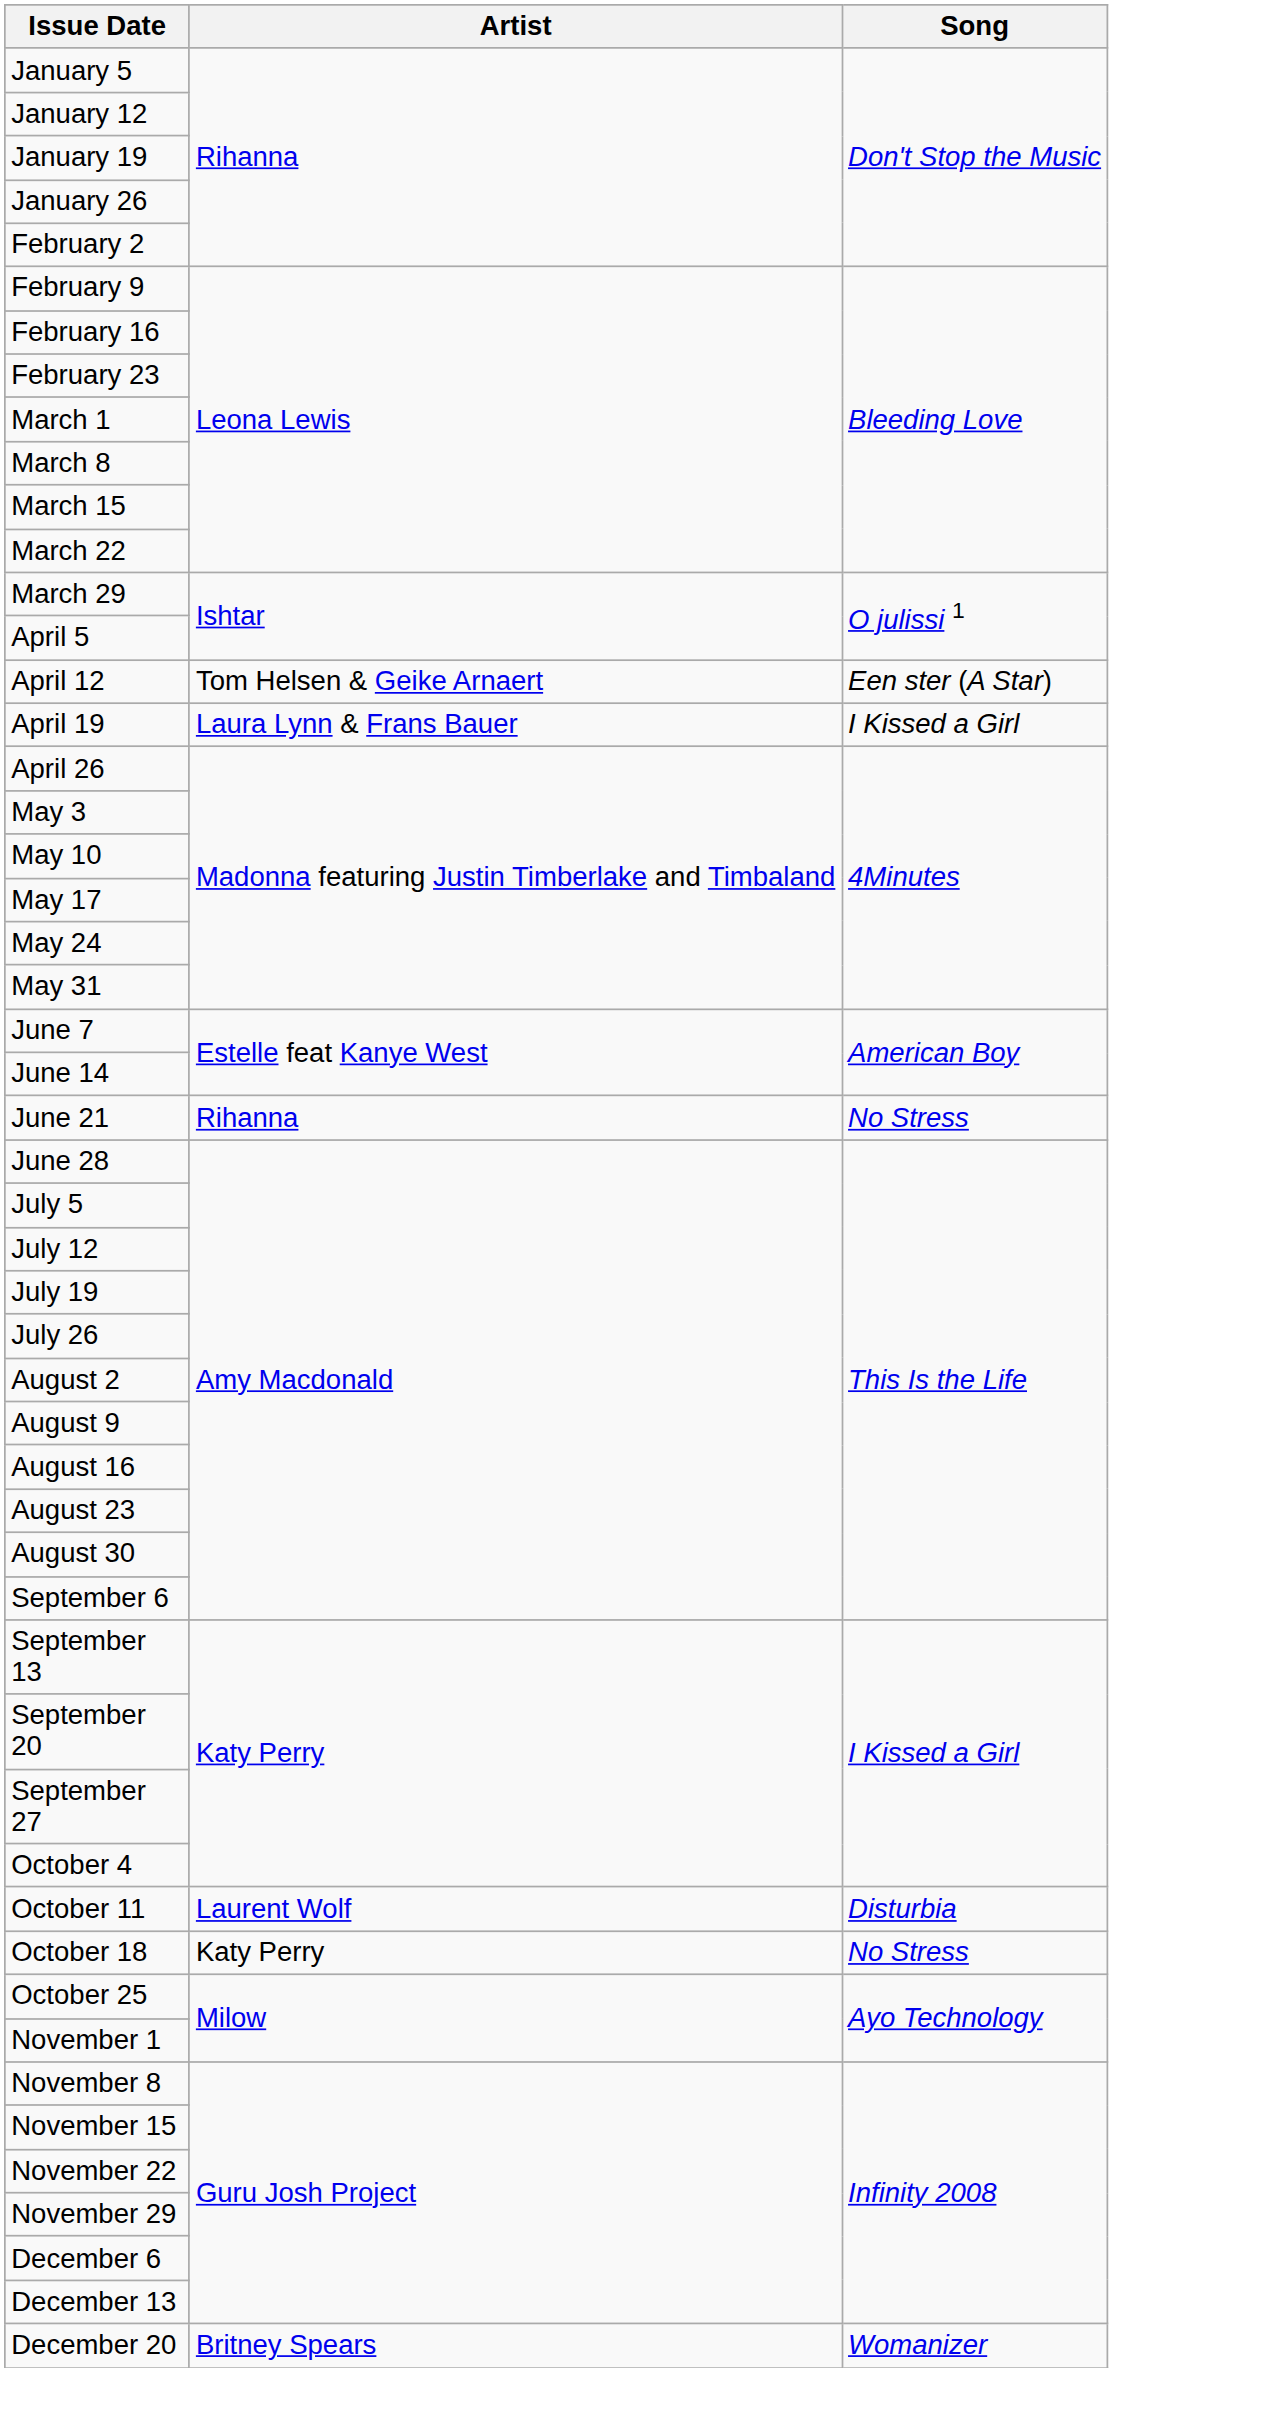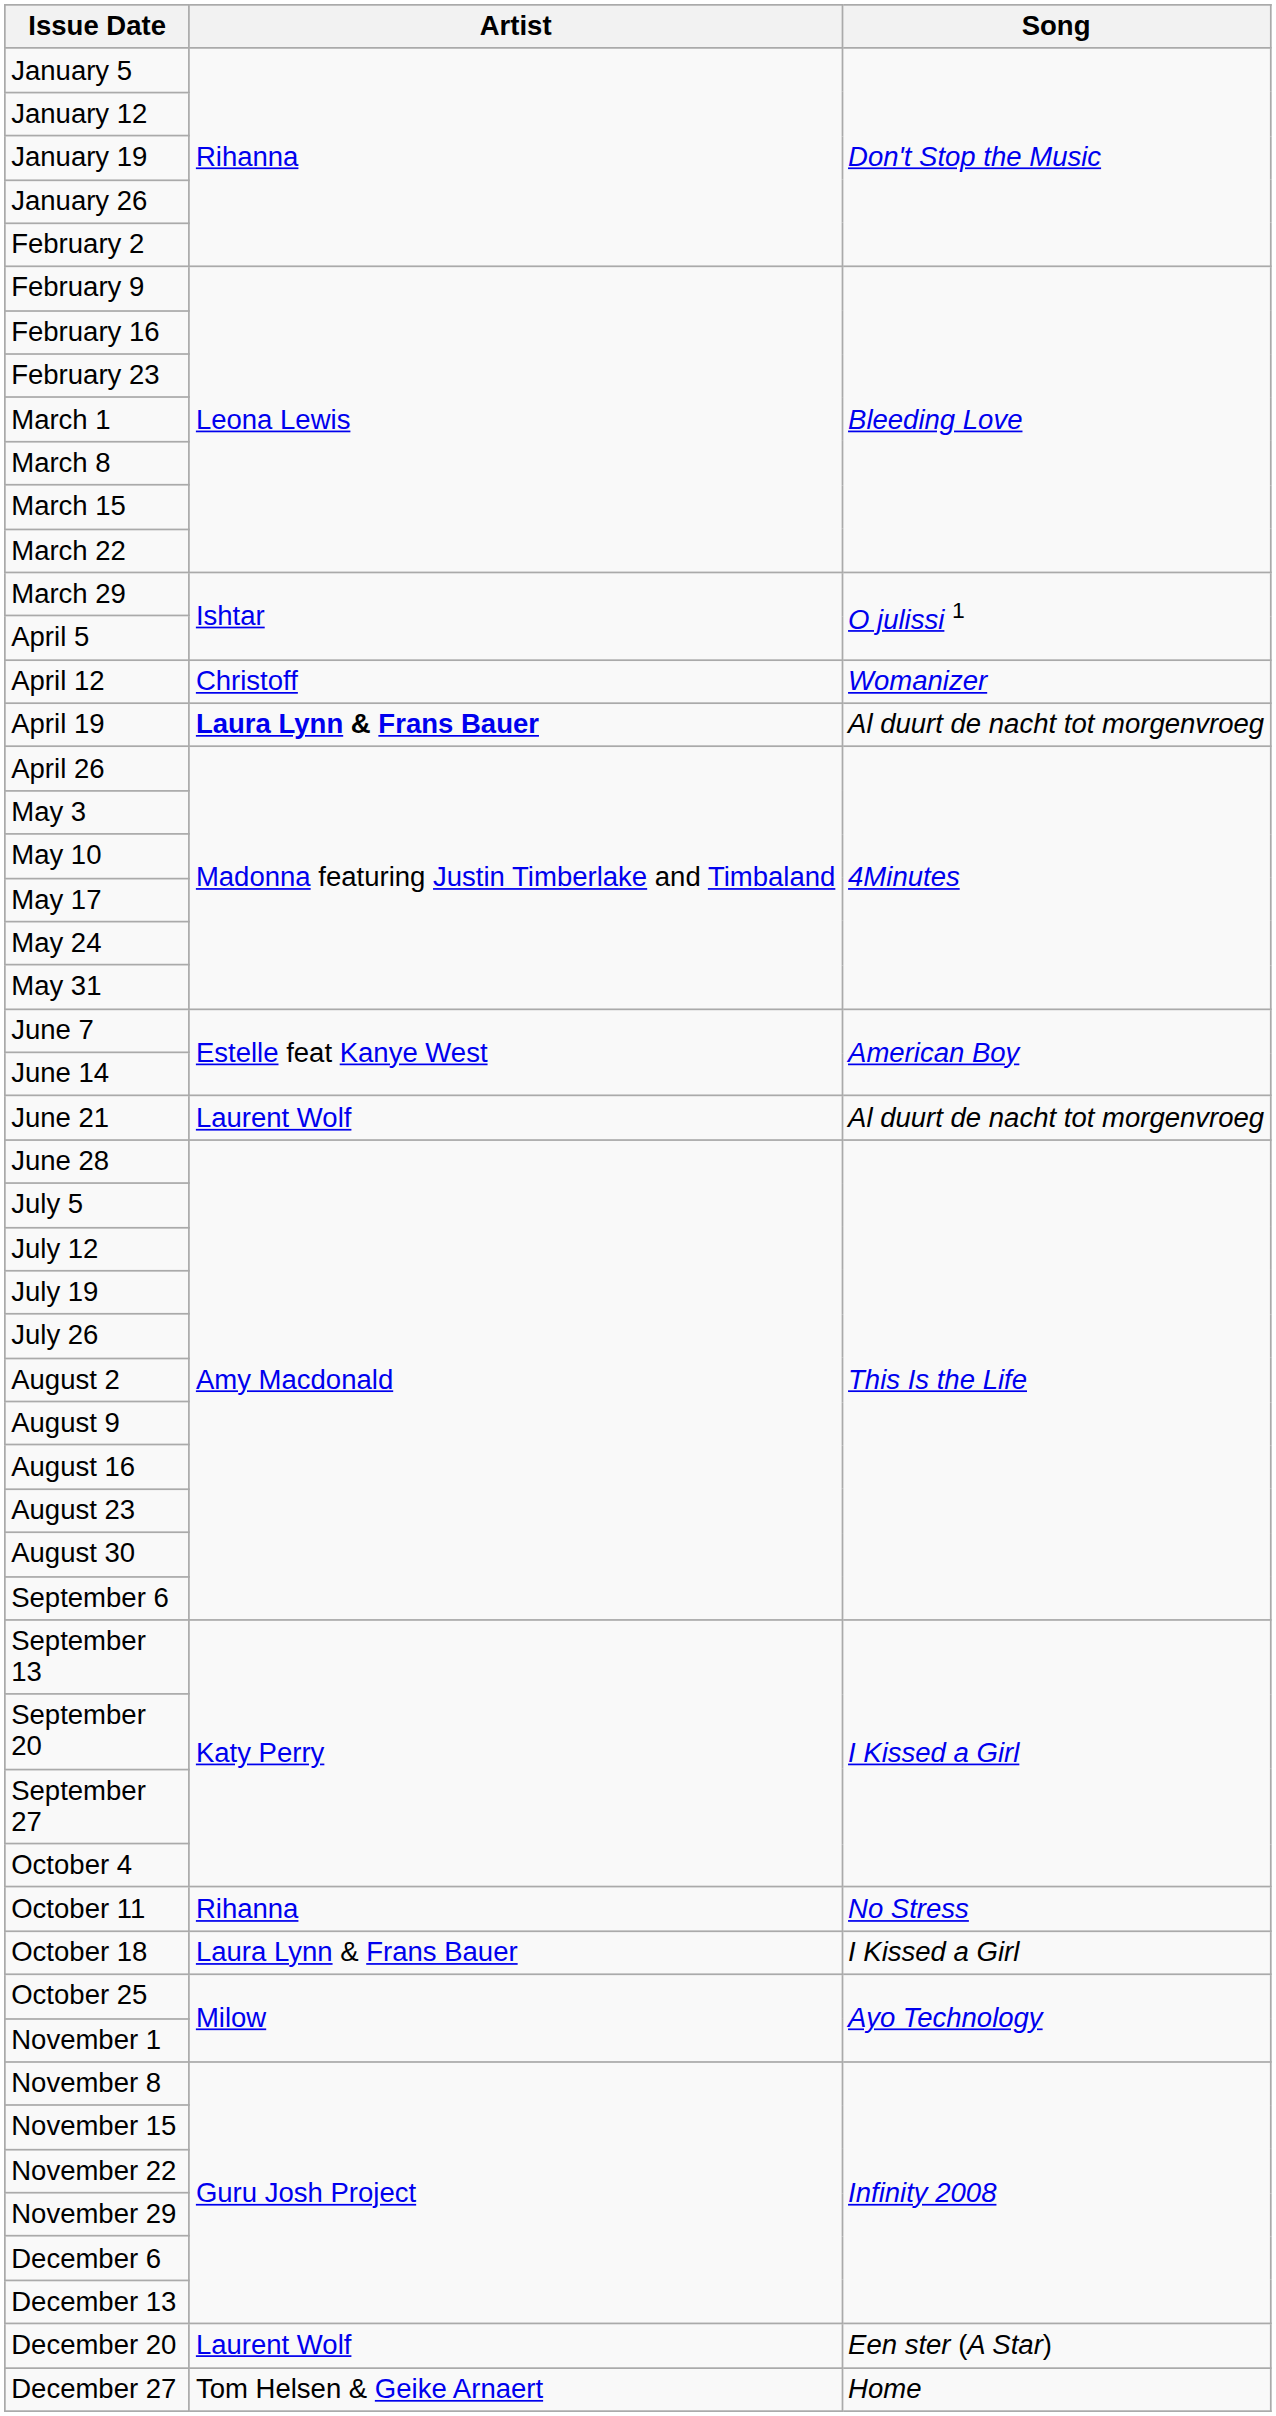(369, 680) Tom Helsen & Geike Arnaert -> (247, 680) Christoff
(950, 680) Een ster (A Star) -> (918, 680) Womanizer
(357, 724) normal -> (367, 724) bold
(934, 724) I Kissed a Girl -> (1056, 724) Al duurt de nacht tot morgenvroeg
(247, 1117) Rihanna -> (274, 1117) Laurent Wolf
(908, 1117) No Stress -> (1056, 1117) Al duurt de nacht tot morgenvroeg
(274, 1908) Laurent Wolf -> (247, 1908) Rihanna
(902, 1908) Disturbia -> (908, 1908) No Stress
(260, 1952) Katy Perry -> (357, 1952) Laura Lynn & Frans Bauer
(908, 1952) No Stress -> (934, 1952) I Kissed a Girl
(286, 2345) Britney Spears -> (274, 2345) Laurent Wolf
(918, 2345) Womanizer -> (950, 2345) Een ster (A Star)
+ row: (94, 2388)
